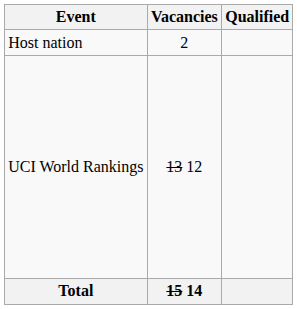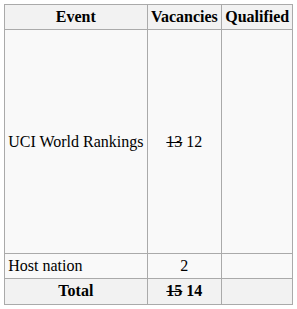rows swapped: (45, 42) <-> (76, 166)
